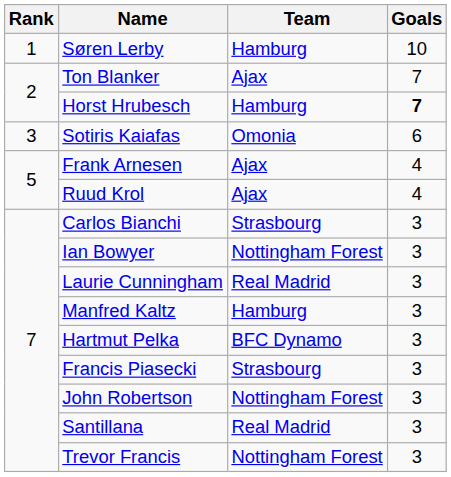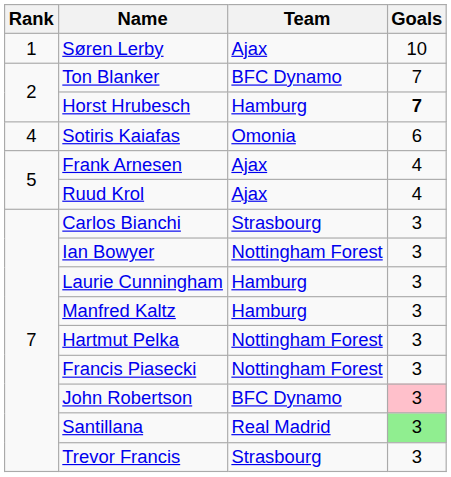(269, 48) Hamburg -> (249, 48) Ajax
(249, 77) Ajax -> (287, 77) BFC Dynamo
(31, 135) 3 -> (31, 135) 4
(281, 281) Real Madrid -> (269, 281) Hamburg
(287, 340) BFC Dynamo -> (307, 340) Nottingham Forest
(276, 369) Strasbourg -> (307, 369) Nottingham Forest
(307, 398) Nottingham Forest -> (287, 398) BFC Dynamo
(417, 398) no background -> (417, 398) pink background
(417, 427) no background -> (417, 427) lightgreen background
(307, 456) Nottingham Forest -> (276, 456) Strasbourg
